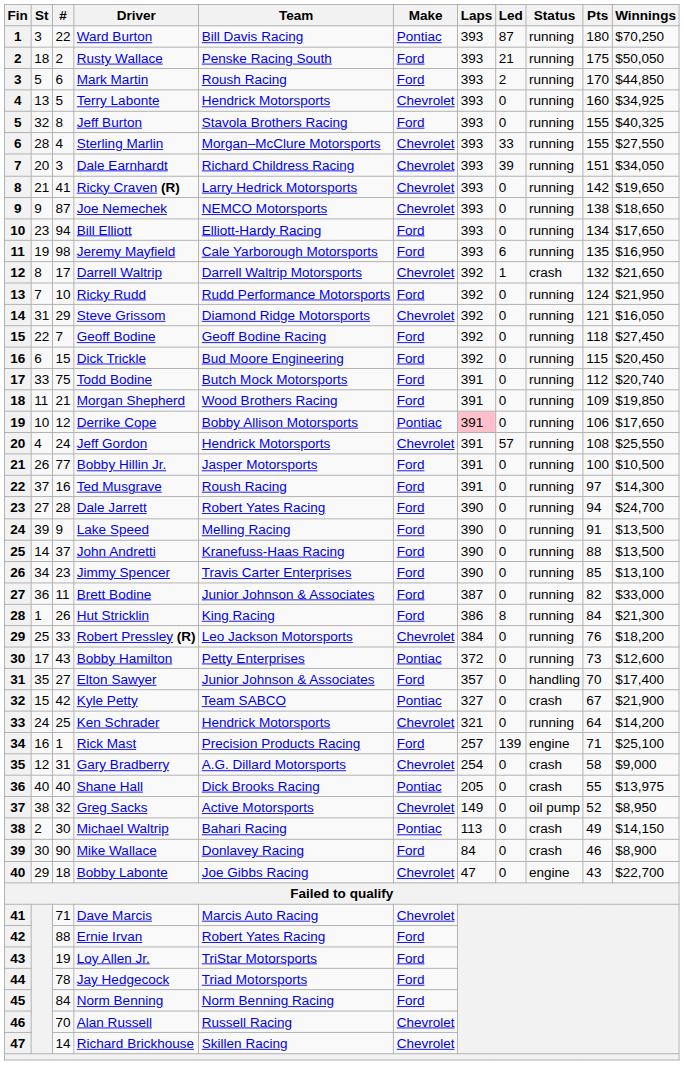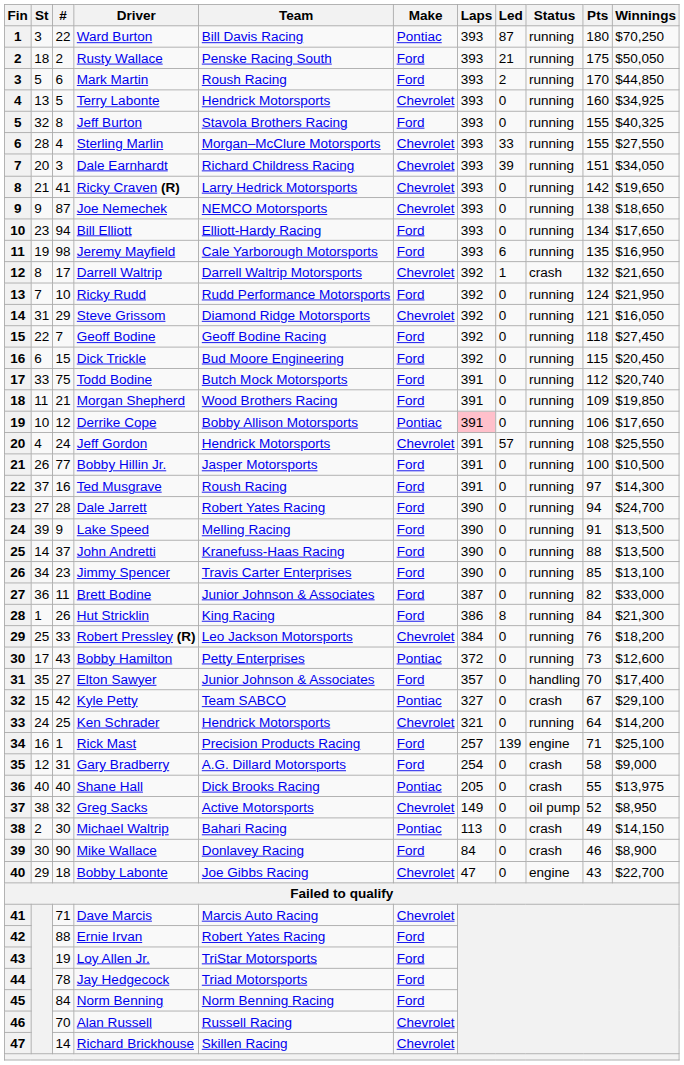(640, 701) $21,900 -> (640, 701) $29,100
(426, 765) Chevrolet -> (411, 765) Ford
